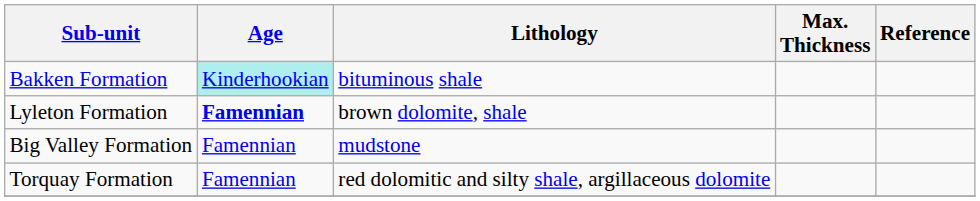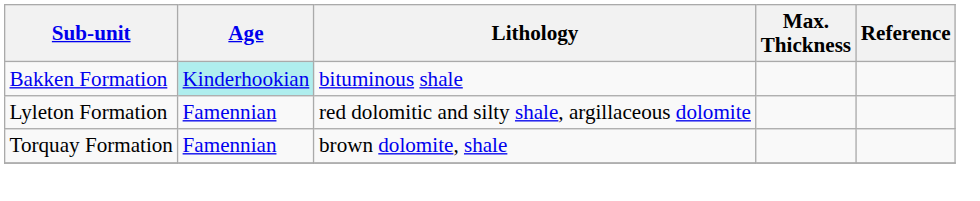(253, 111) bold -> (230, 111) normal
(433, 111) brown dolomite, shale -> (535, 111) red dolomitic and silty shale, argillaceous dolomite
- row: (101, 145)
(554, 178) red dolomitic and silty shale, argillaceous dolomite -> (413, 145) brown dolomite, shale
